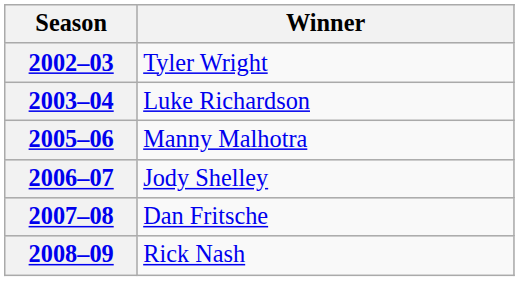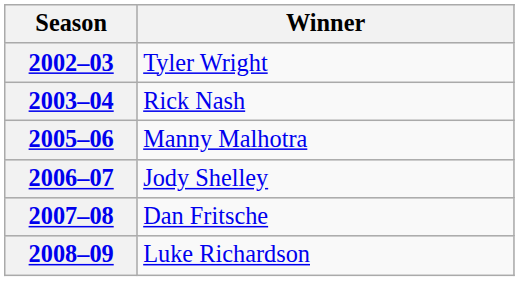(227, 100) Luke Richardson -> (194, 100) Rick Nash
(194, 255) Rick Nash -> (227, 255) Luke Richardson
